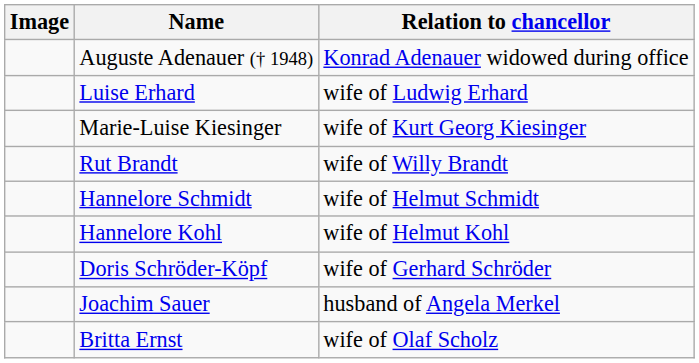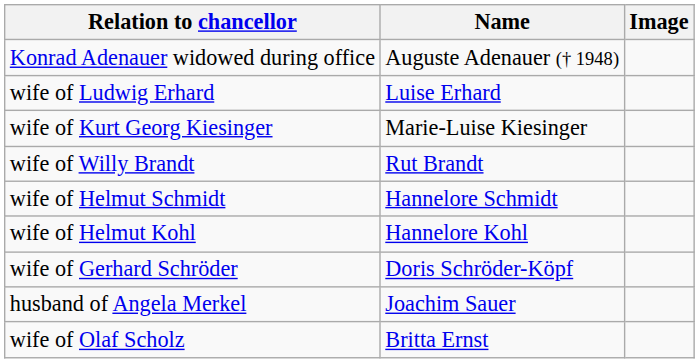columns swapped: (39, 22) <-> (506, 22)
